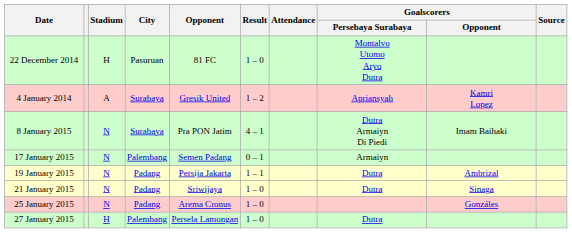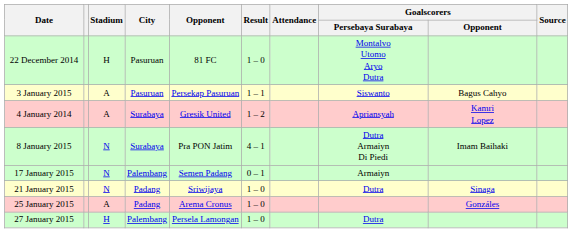+ row: (44, 92)
- row: (44, 173)
(106, 204) N -> (106, 204) A
